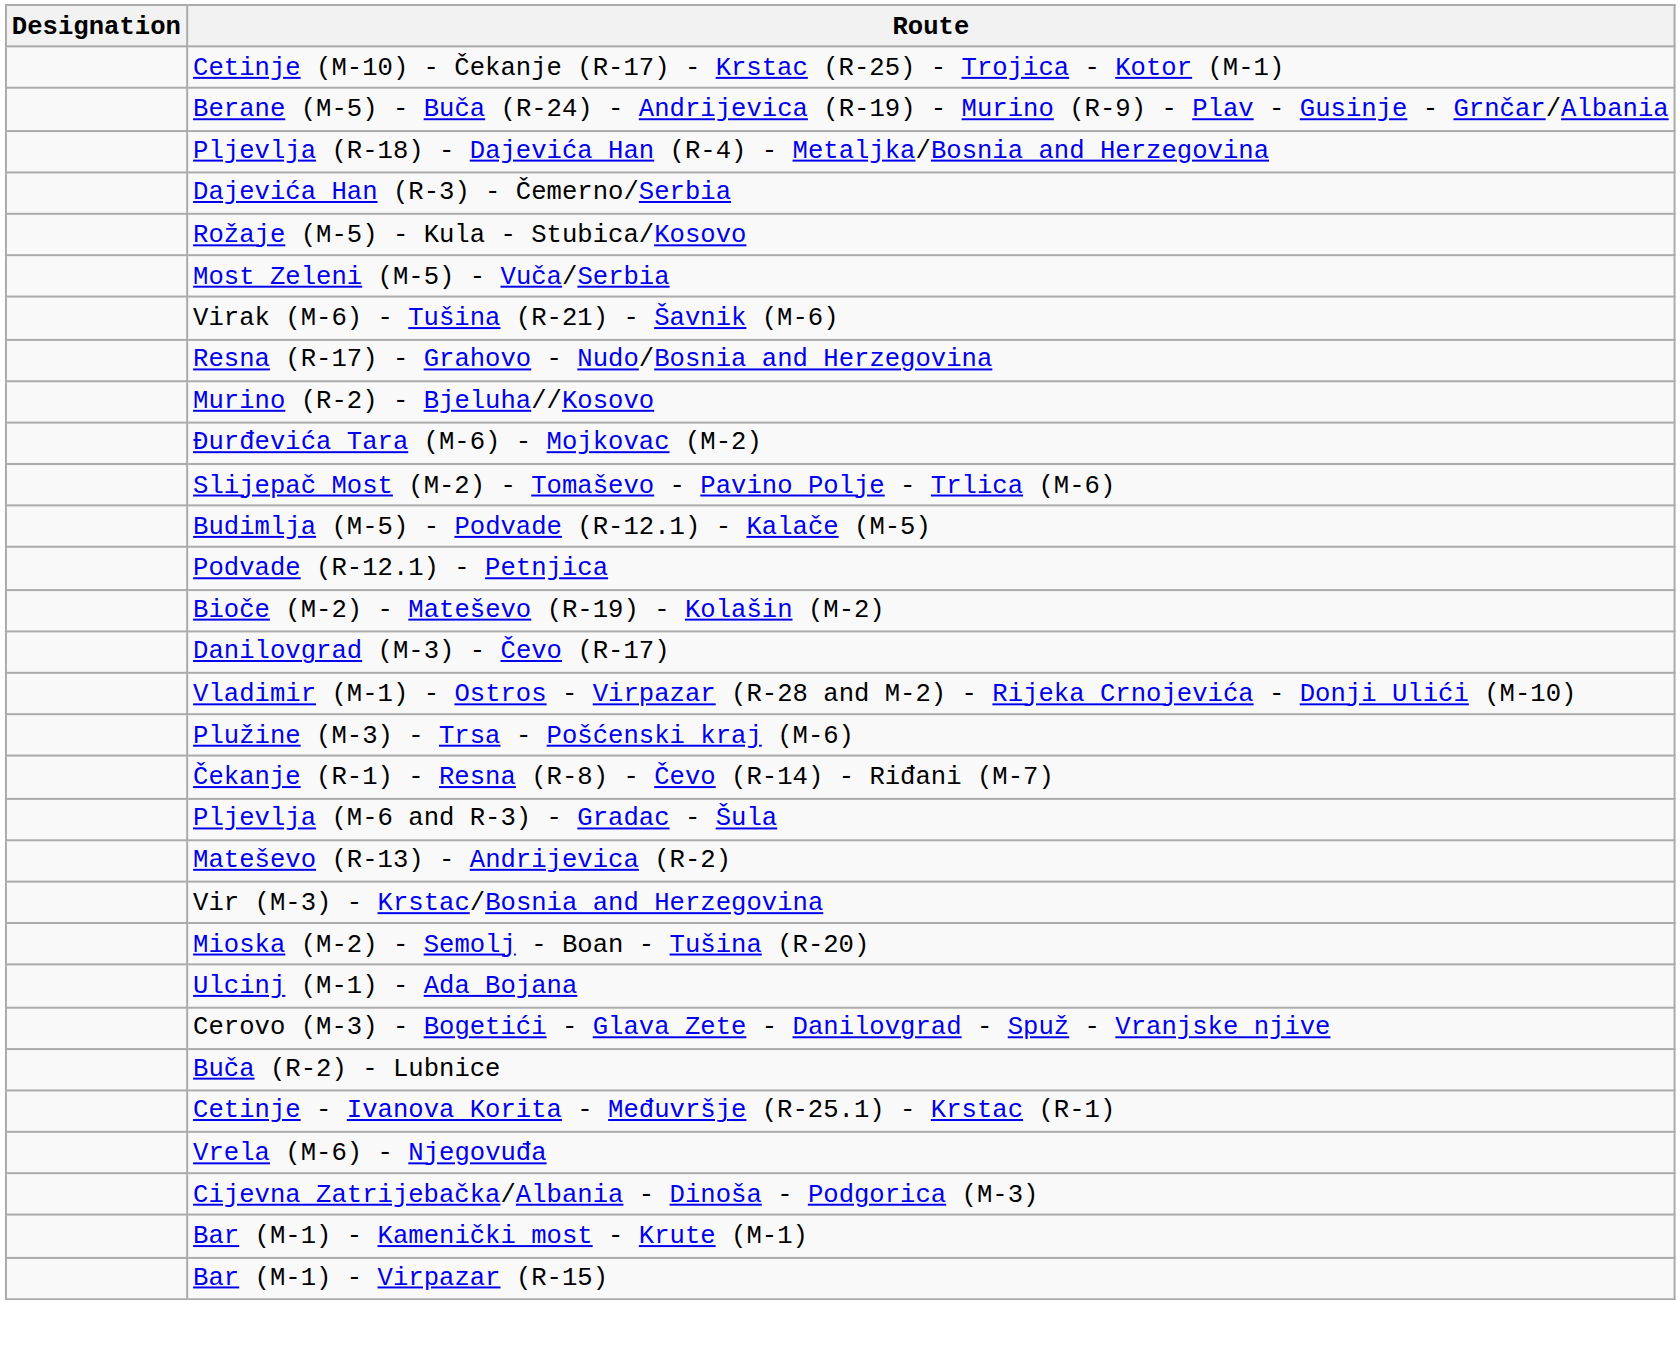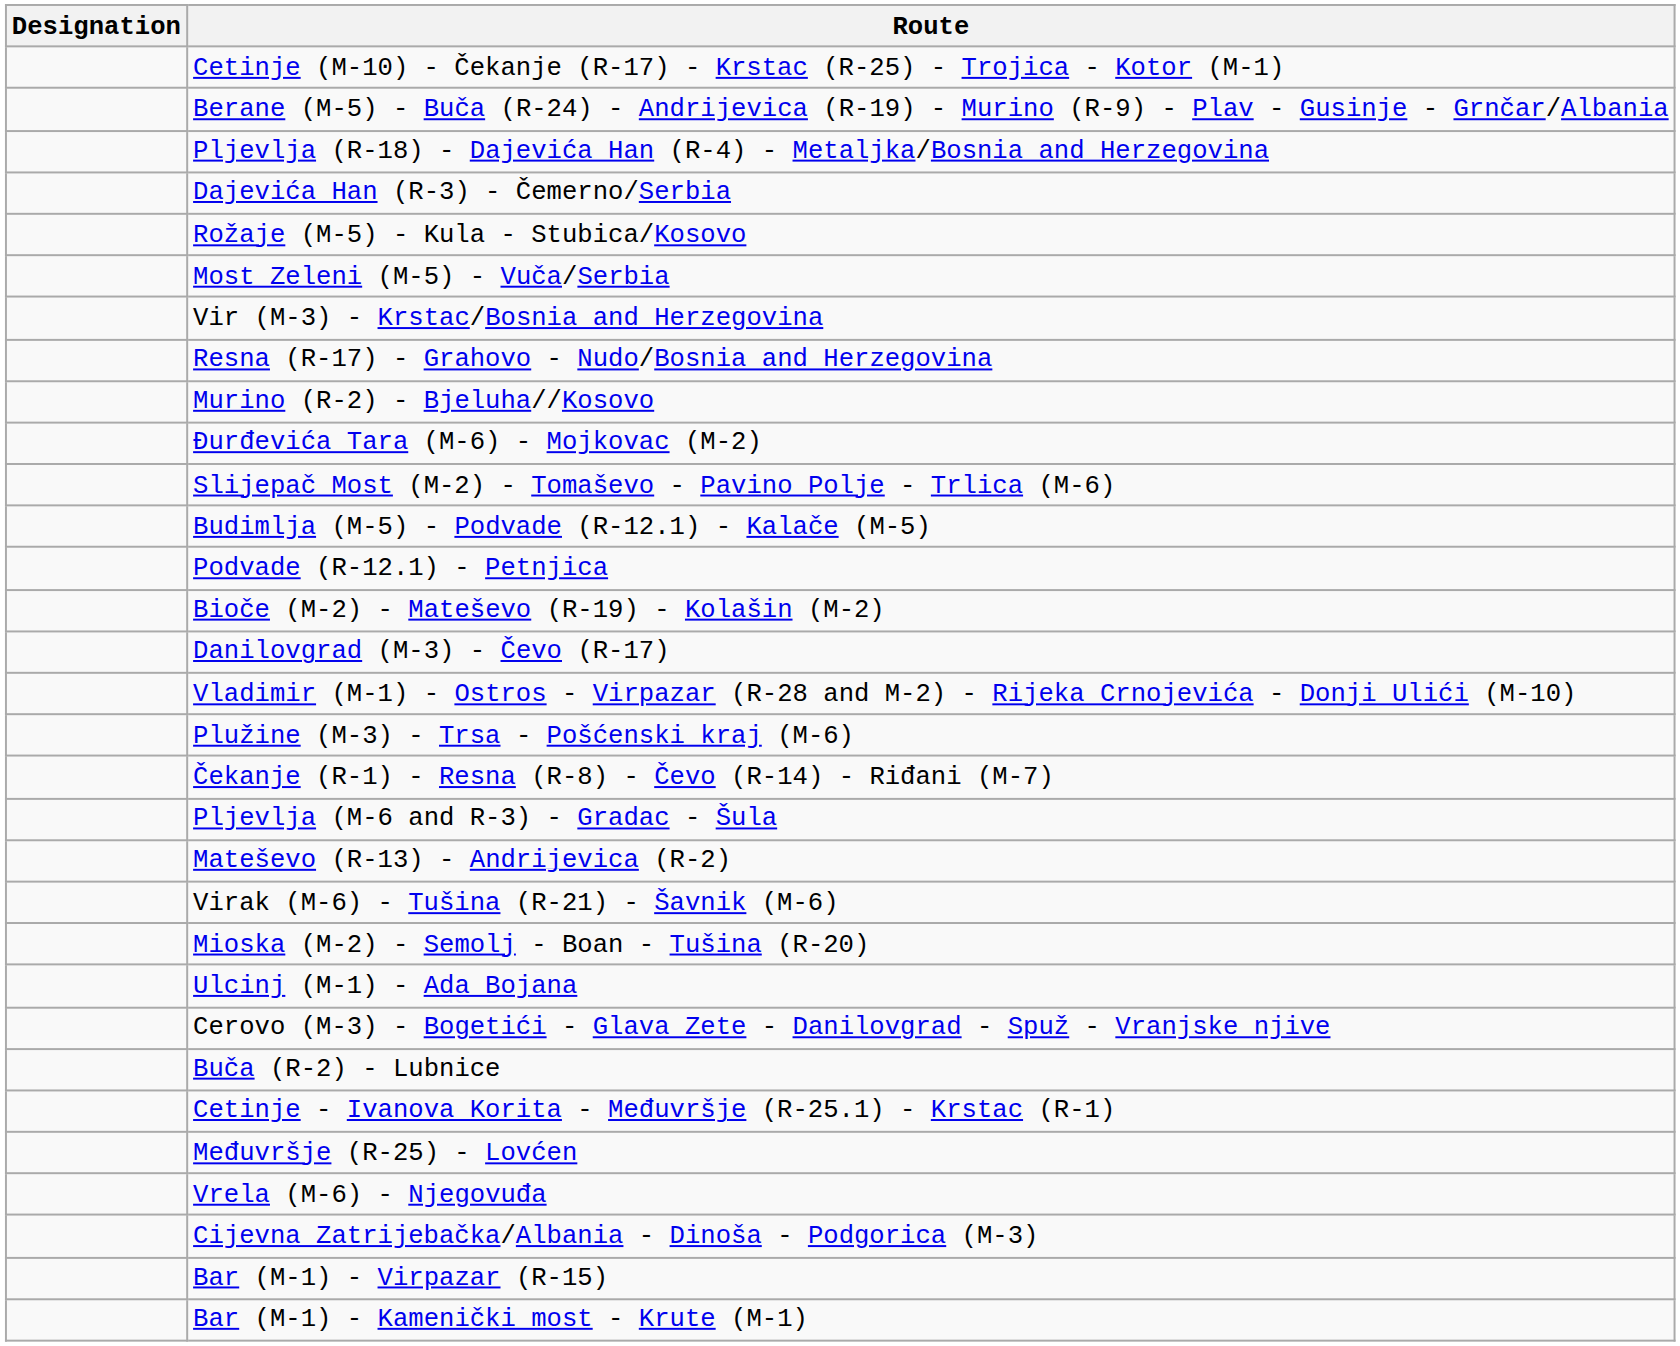rows swapped: (508, 902) <-> (516, 318)
+ row: (385, 1153)
rows swapped: (401, 1278) <-> (500, 1236)
